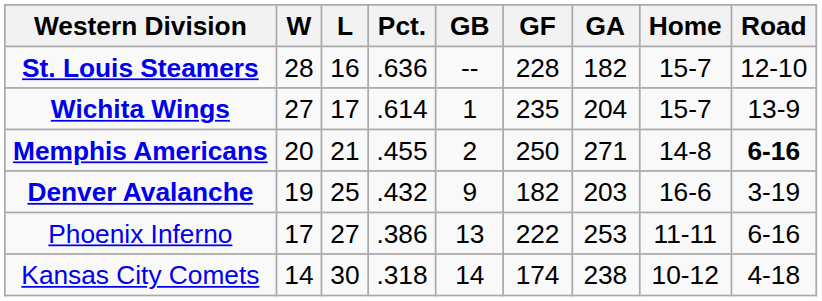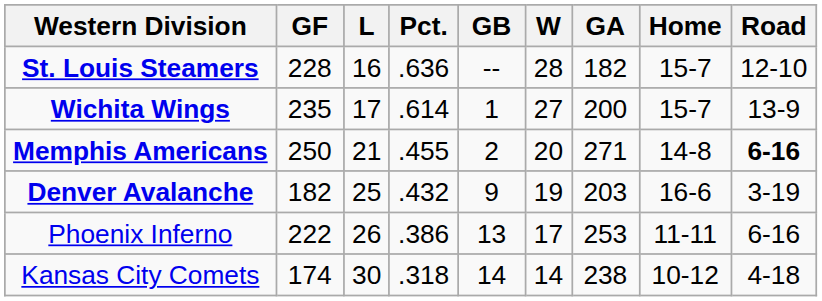columns swapped: (299, 26) <-> (538, 26)
(605, 109) 204 -> (605, 109) 200
(345, 234) 27 -> (367, 234) 26
